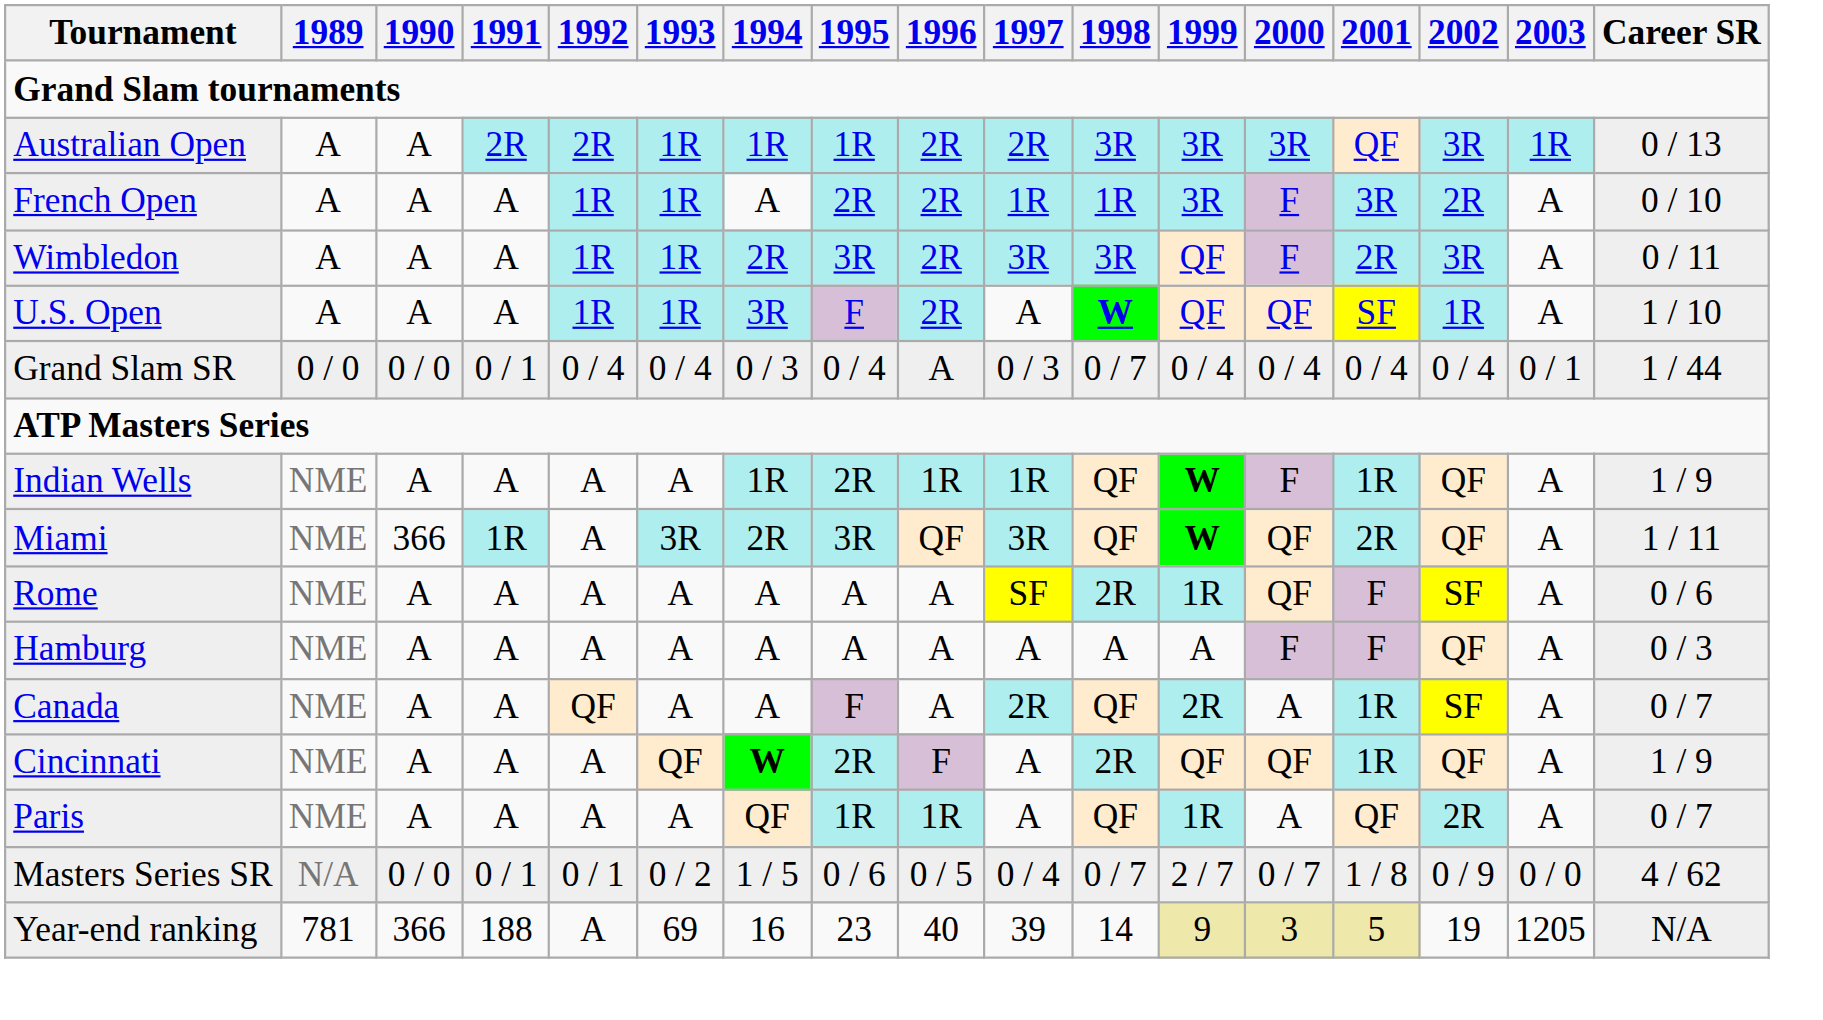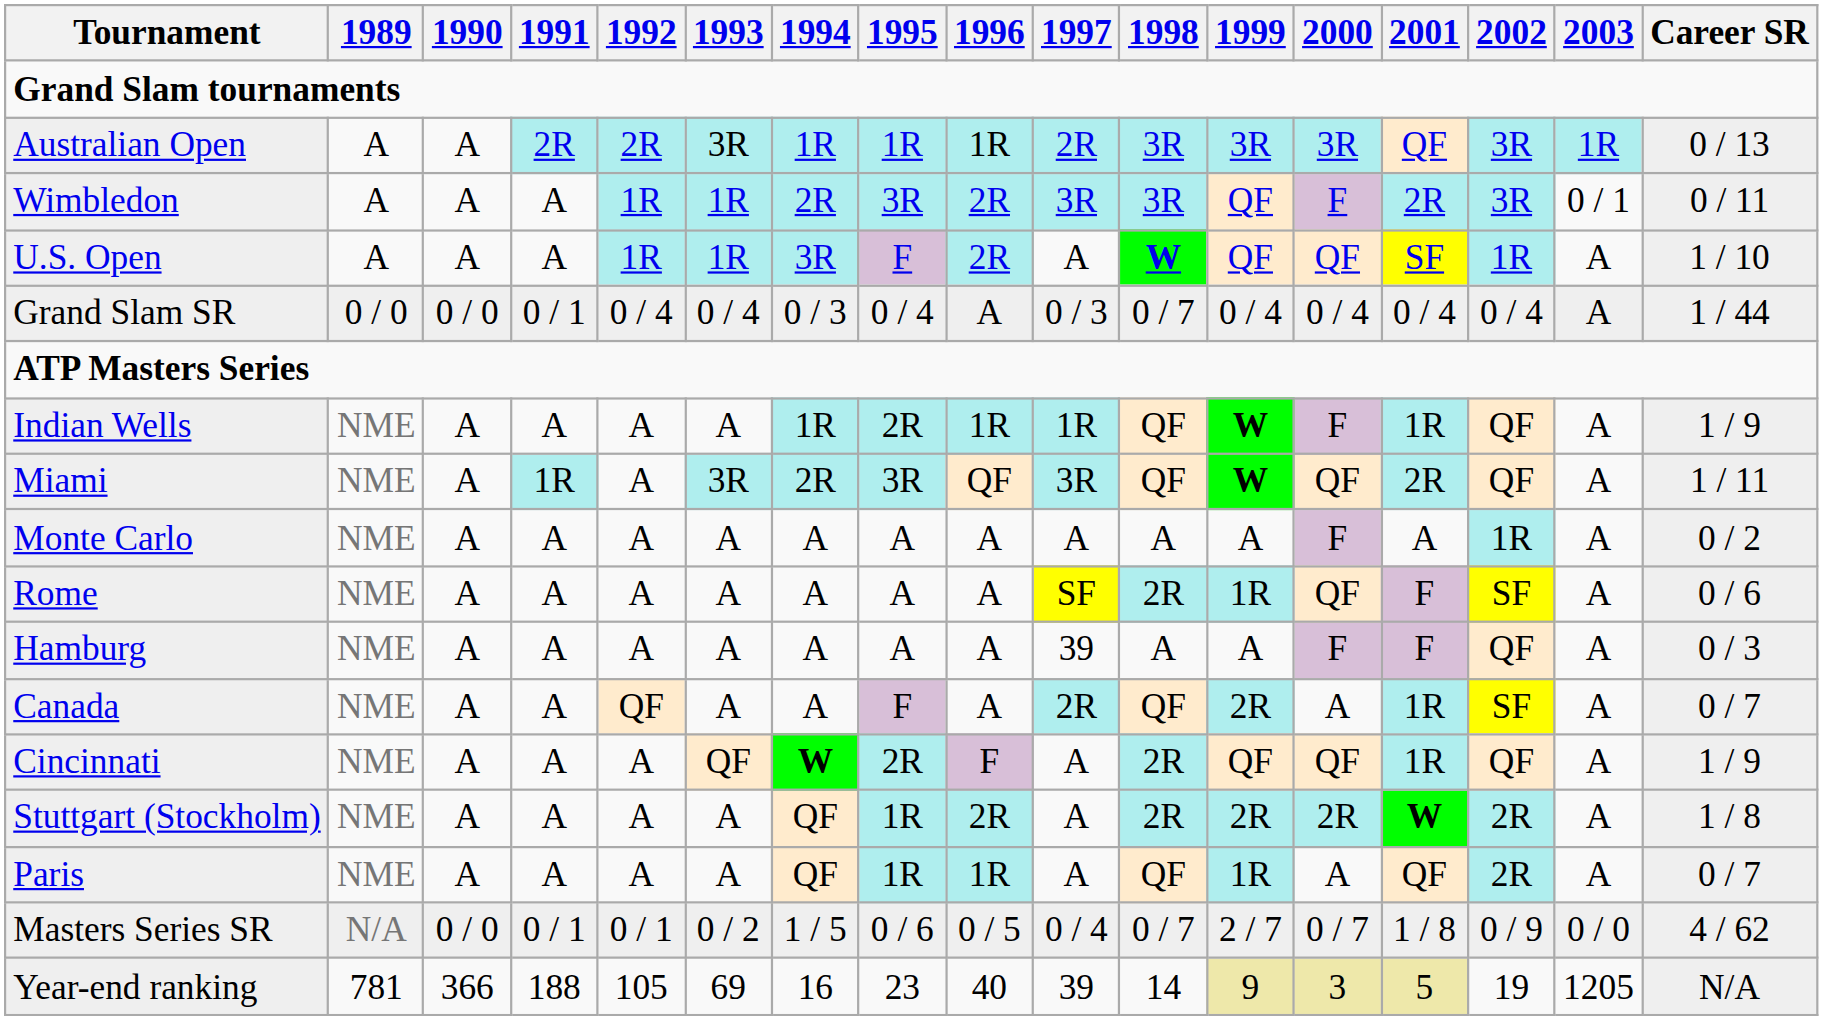(680, 144) 1R -> (728, 144) 3R
(941, 144) 2R -> (989, 144) 1R
- row: (105, 200)
(1550, 256) A -> (1598, 200) 0 / 1
(1550, 369) 0 / 1 -> (1598, 312) A
(419, 537) 366 -> (467, 481) A
+ row: (103, 537)
(1028, 649) A -> (1076, 649) 39
+ row: (167, 817)
(593, 929) A -> (641, 985) 105
